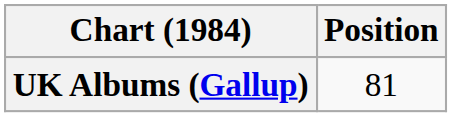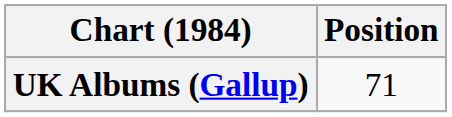(381, 83) 81 -> (381, 83) 71
